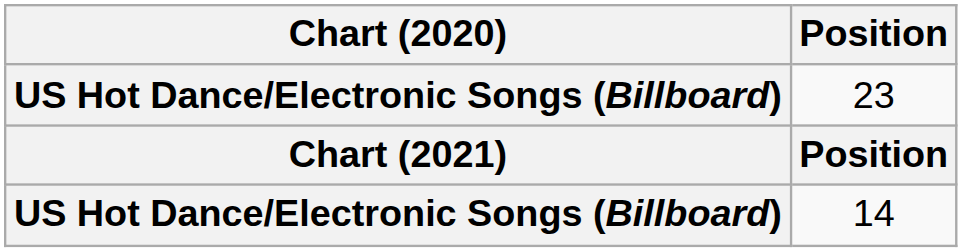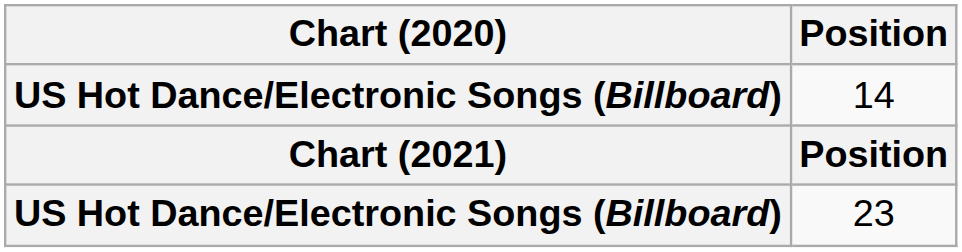rows swapped: (874, 214) <-> (874, 94)
